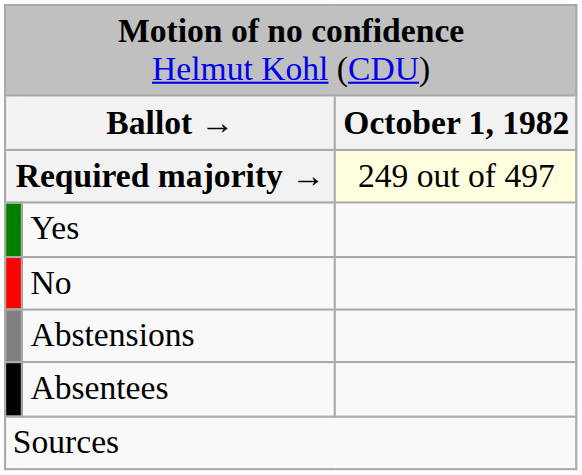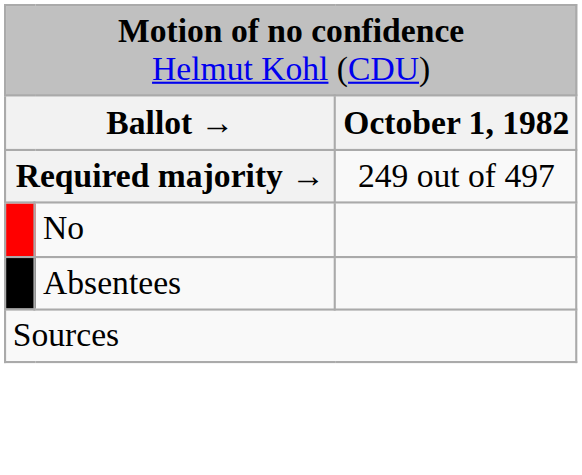(456, 175) lightyellow background -> (456, 175) no background
- row: (55, 228)
- row: (113, 335)
